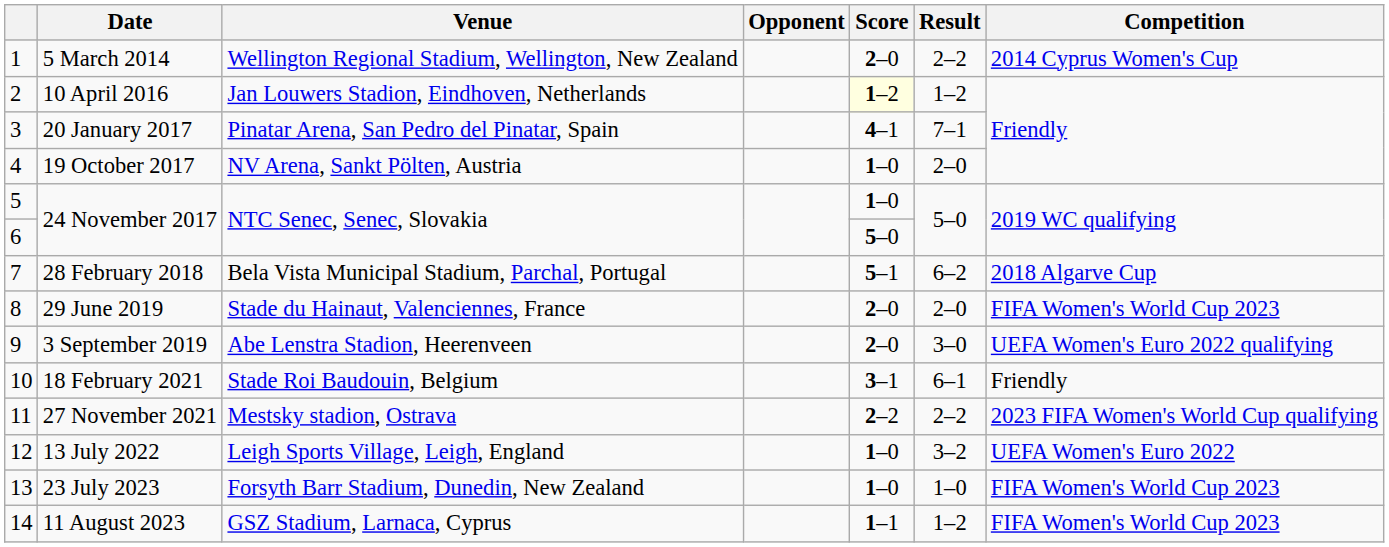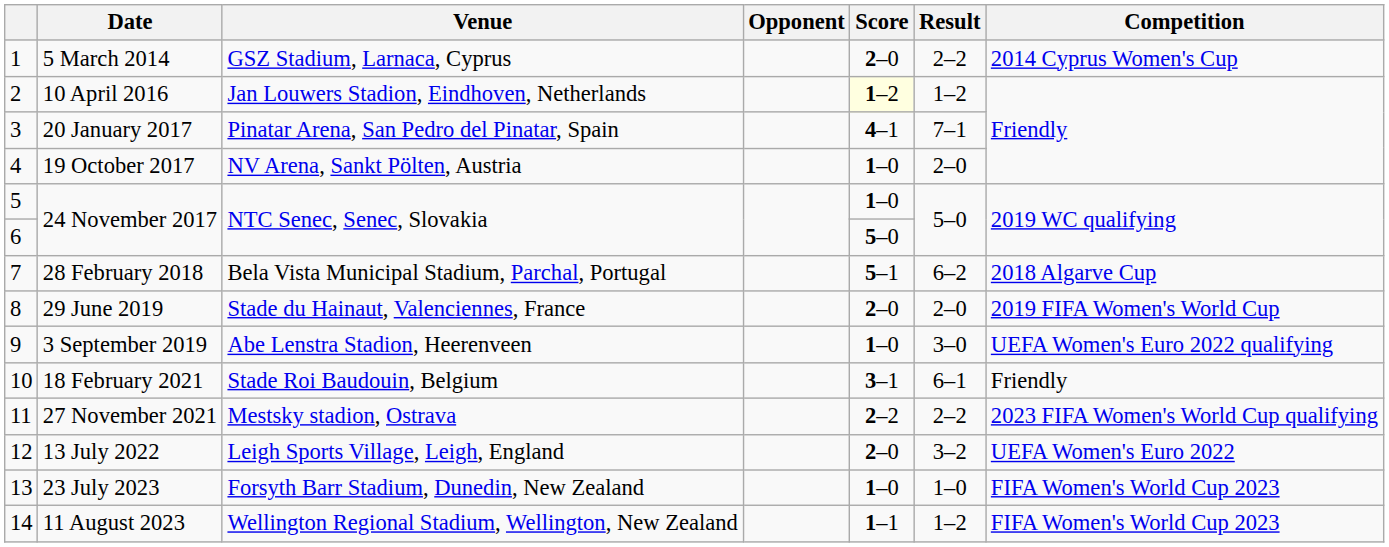(483, 58) Wellington Regional Stadium, Wellington, New Zealand -> (369, 58) GSZ Stadium, Larnaca, Cyprus
(1135, 308) FIFA Women's World Cup 2023 -> (1135, 308) 2019 FIFA Women's World Cup
(882, 344) 2–0 -> (882, 344) 1–0
(882, 451) 1–0 -> (882, 451) 2–0
(369, 523) GSZ Stadium, Larnaca, Cyprus -> (483, 523) Wellington Regional Stadium, Wellington, New Zealand
